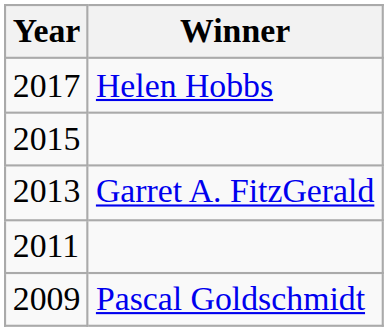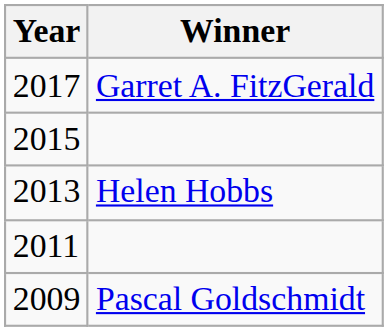(185, 84) Helen Hobbs -> (235, 84) Garret A. FitzGerald
(235, 191) Garret A. FitzGerald -> (185, 191) Helen Hobbs
